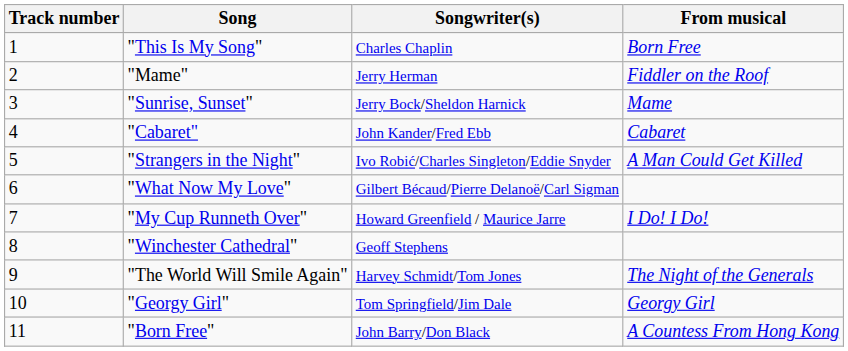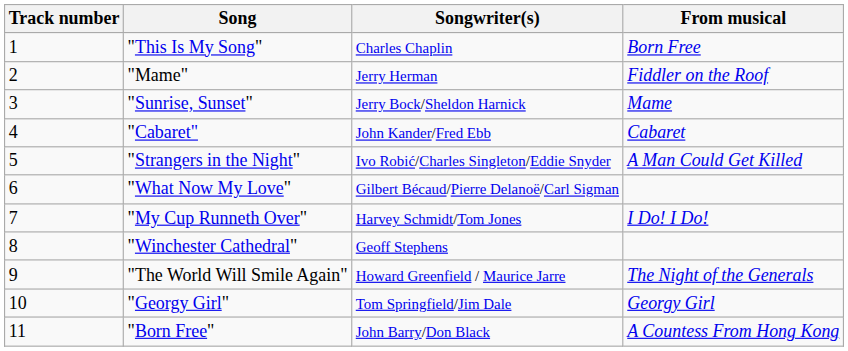(461, 218) Howard Greenfield / Maurice Jarre -> (439, 218) Harvey Schmidt/Tom Jones
(439, 275) Harvey Schmidt/Tom Jones -> (461, 275) Howard Greenfield / Maurice Jarre
